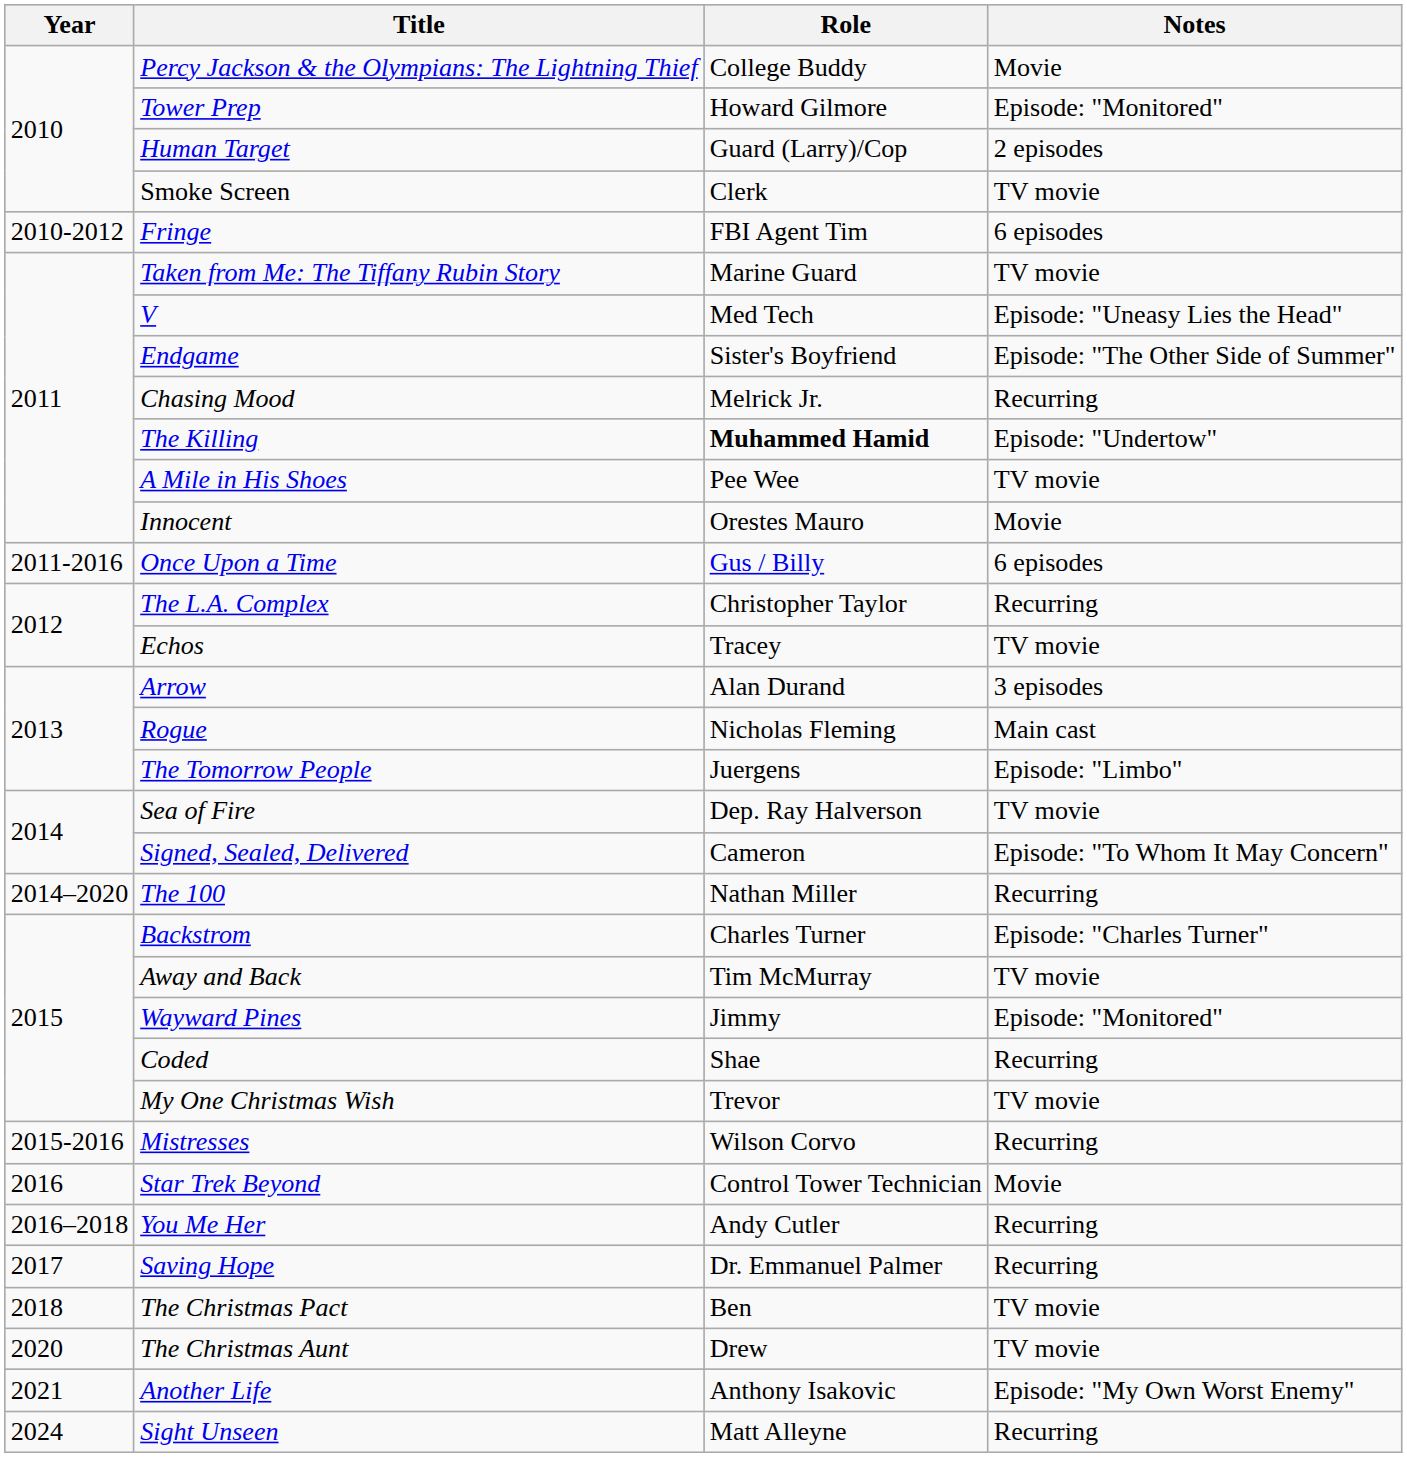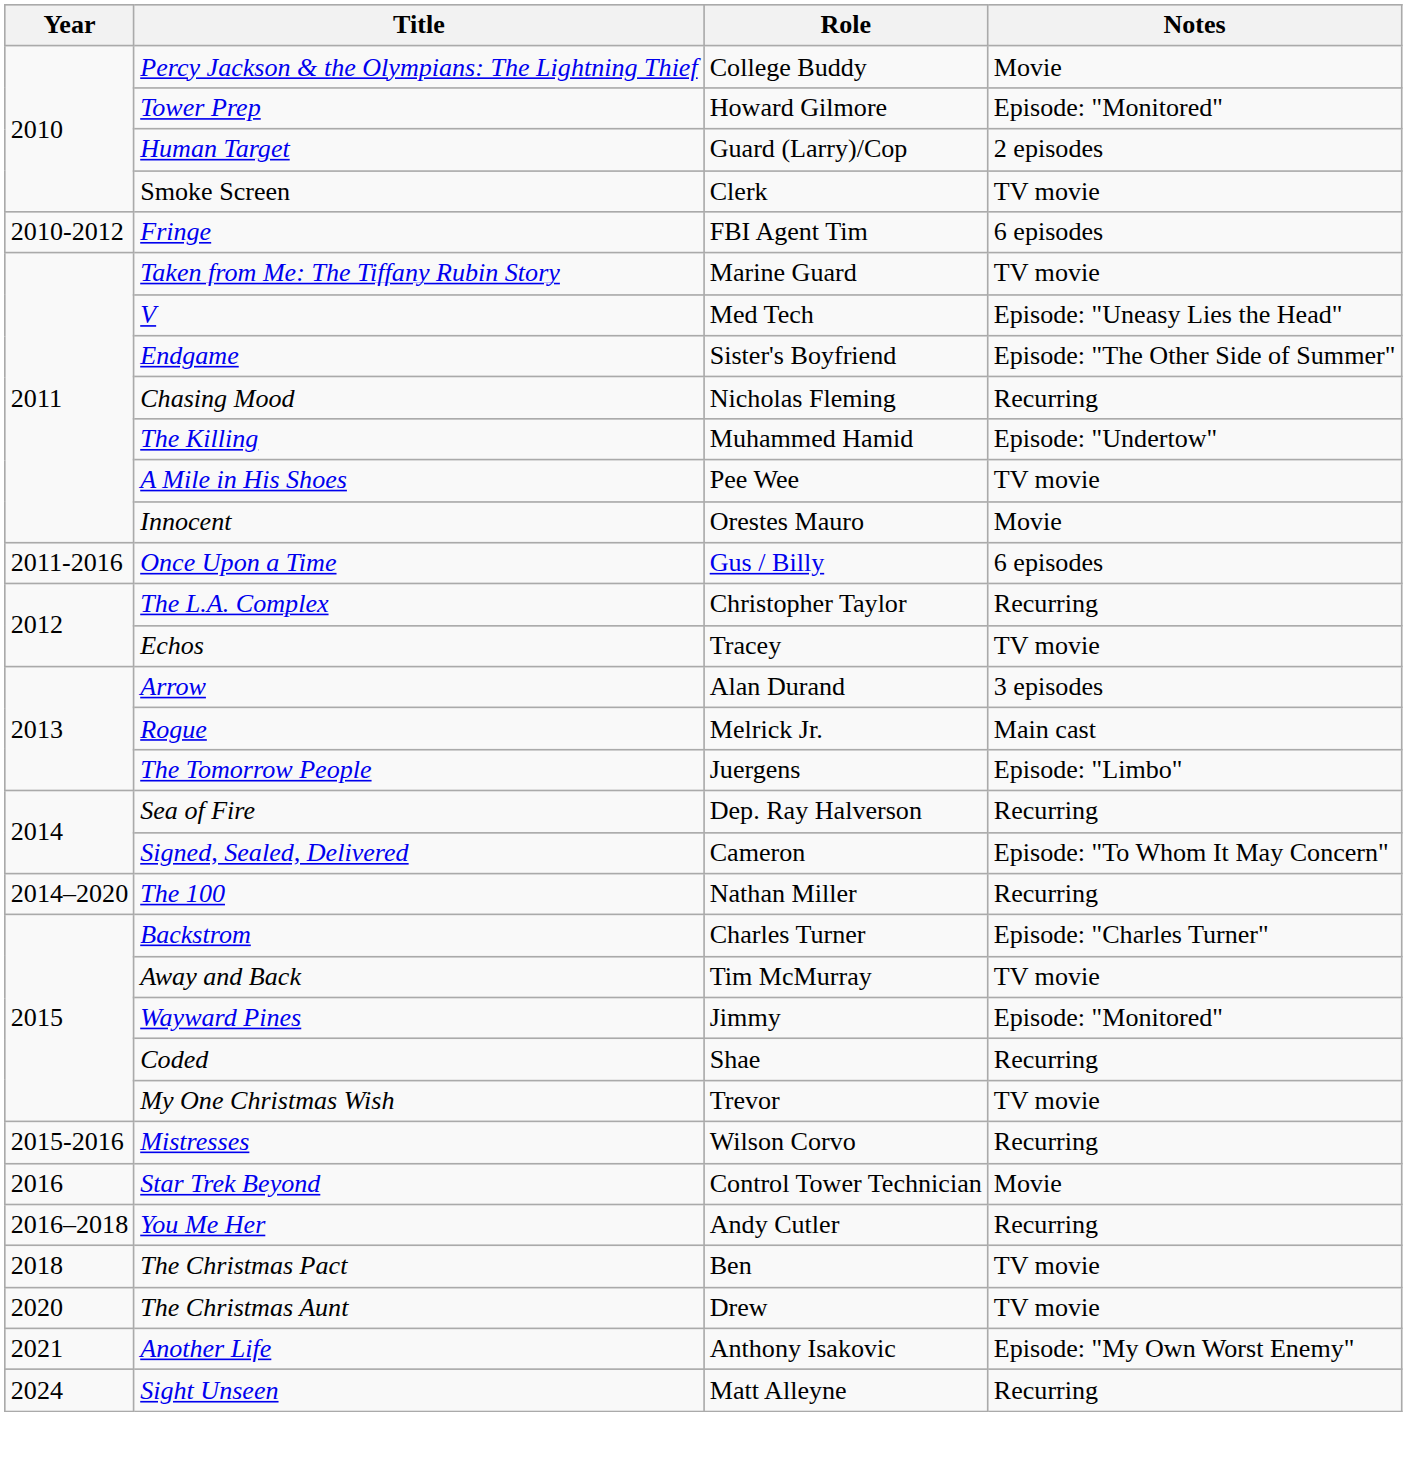(766, 397) Melrick Jr. -> (803, 397) Nicholas Fleming
(819, 438) bold -> (811, 438) normal
(803, 728) Nicholas Fleming -> (766, 728) Melrick Jr.
(1047, 811) TV movie -> (1046, 811) Recurring
- row: (207, 1266)
